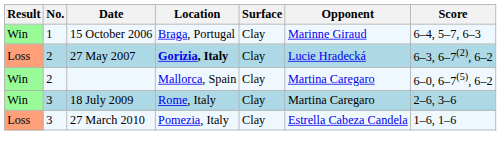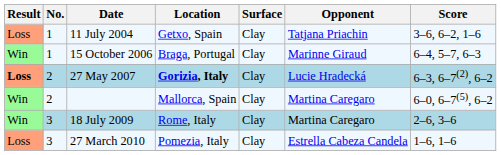+ row: (101, 33)
(19, 55) normal -> (19, 75) bold
